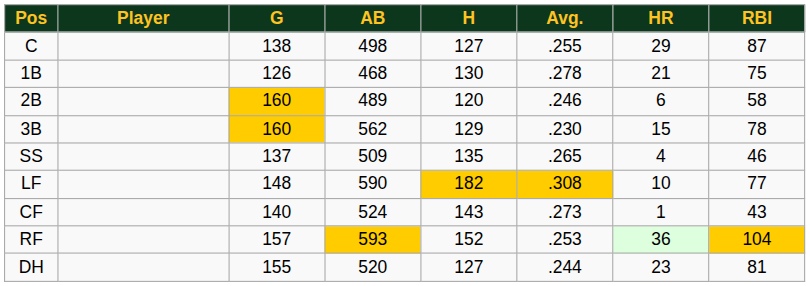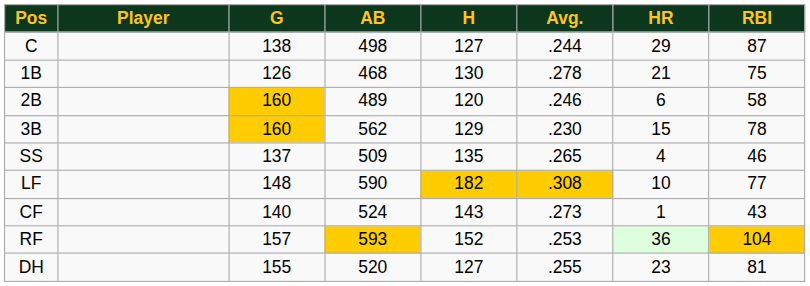(565, 45) .255 -> (565, 45) .244
(565, 267) .244 -> (565, 267) .255
